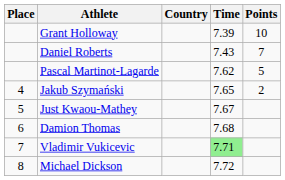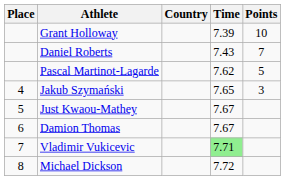(261, 90) 2 -> (261, 90) 3
(224, 128) 7.68 -> (224, 128) 7.67
